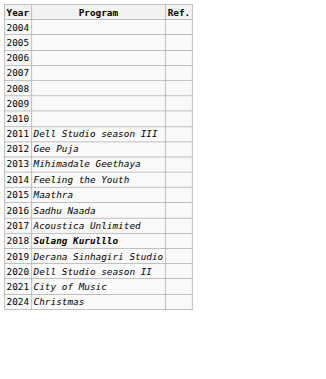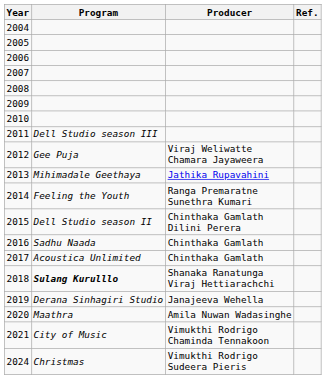+ column: (230, 12)
(53, 195) Maathra -> (93, 222) Dell Studio season II
(93, 271) Dell Studio season II -> (53, 315) Maathra
